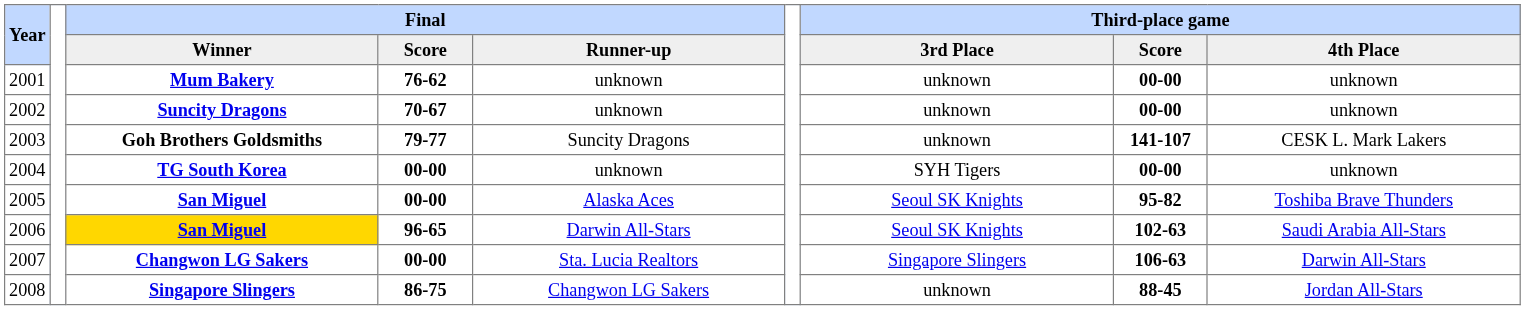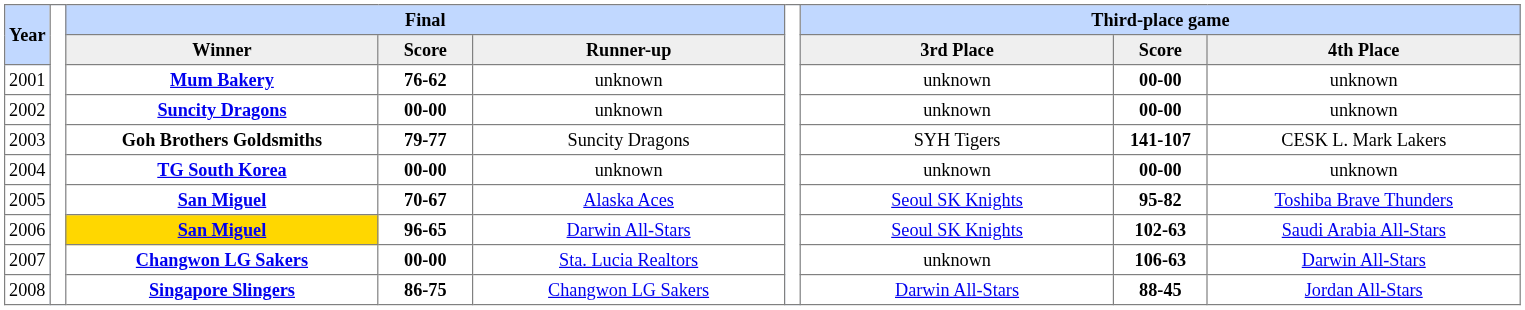(425, 109) 70-67 -> (425, 109) 00-00
(957, 139) unknown -> (957, 139) SYH Tigers
(957, 169) SYH Tigers -> (957, 169) unknown
(425, 199) 00-00 -> (425, 199) 70-67
(957, 259) Singapore Slingers -> (957, 259) unknown
(957, 289) unknown -> (957, 289) Darwin All-Stars
